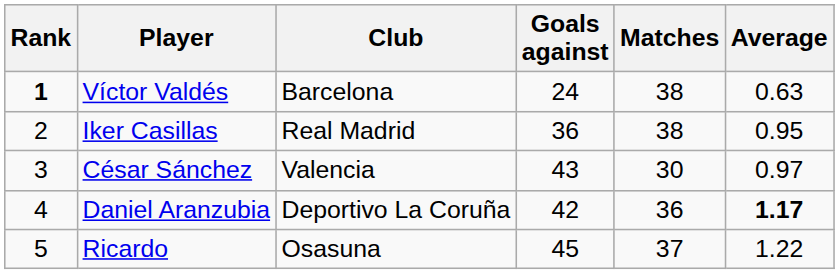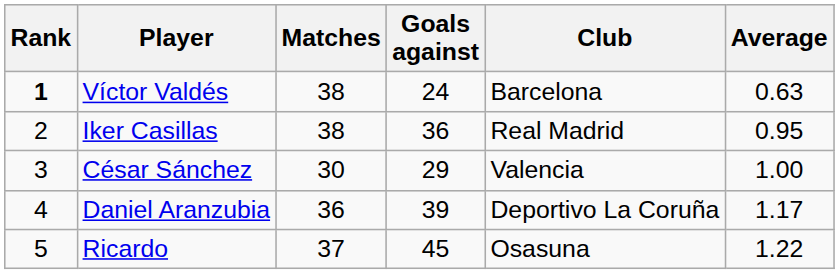columns swapped: (396, 38) <-> (670, 38)
(565, 170) 43 -> (436, 170) 29
(779, 170) 0.97 -> (779, 170) 1.00
(565, 209) 42 -> (436, 209) 39
(779, 209) bold -> (779, 209) normal
